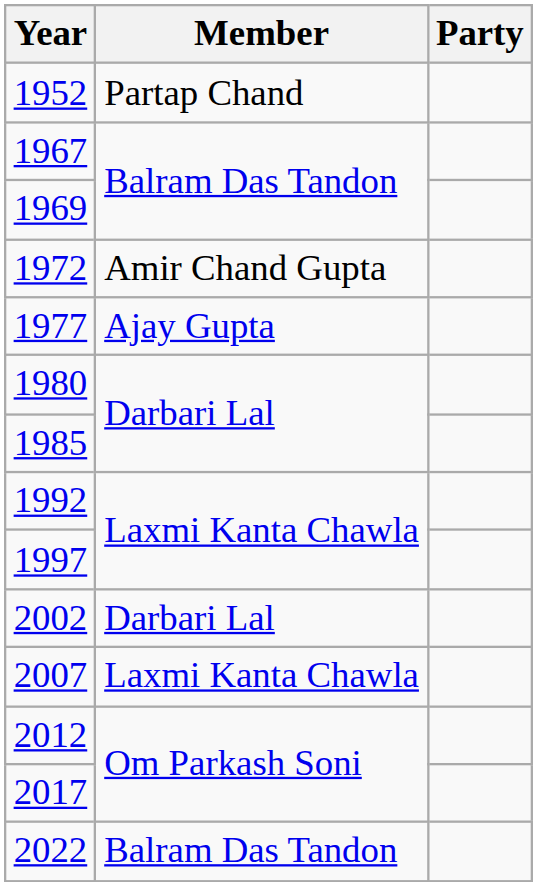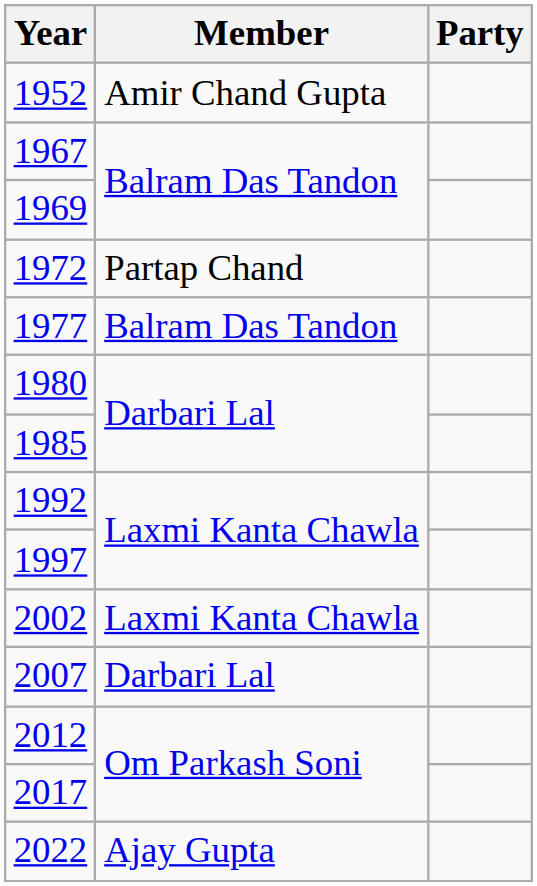(204, 92) Partap Chand -> (245, 92) Amir Chand Gupta
(245, 267) Amir Chand Gupta -> (204, 267) Partap Chand
(190, 325) Ajay Gupta -> (251, 325) Balram Das Tandon
(190, 617) Darbari Lal -> (262, 617) Laxmi Kanta Chawla
(262, 675) Laxmi Kanta Chawla -> (190, 675) Darbari Lal
(251, 850) Balram Das Tandon -> (190, 850) Ajay Gupta
